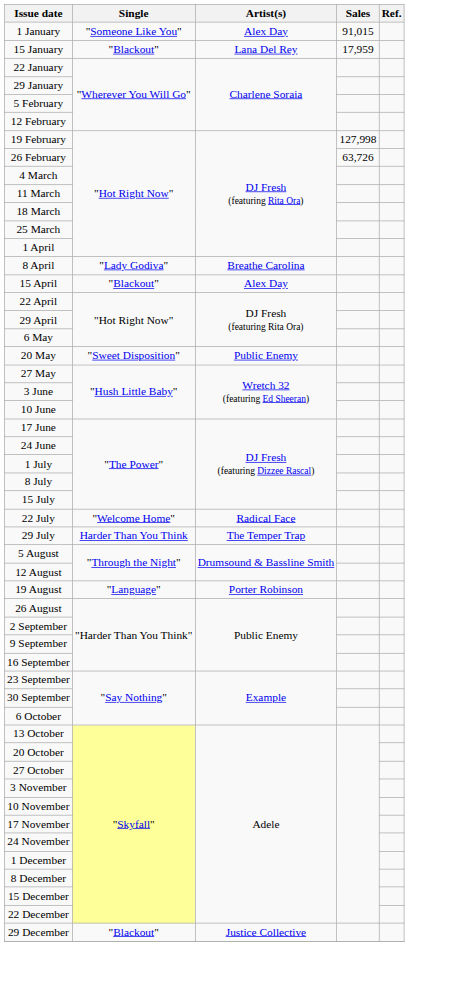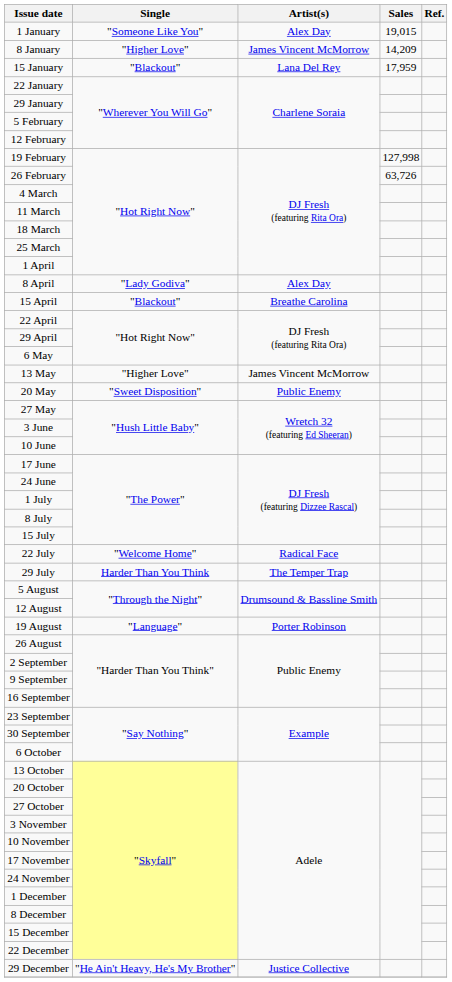(358, 31) 91,015 -> (401, 31) 19,015
+ row: (38, 49)
(266, 265) Breathe Carolina -> (309, 283) Alex Day
(266, 283) Alex Day -> (309, 301) Breathe Carolina
+ row: (38, 373)
(134, 932) "Blackout" -> (155, 968) "He Ain't Heavy, He's My Brother"
